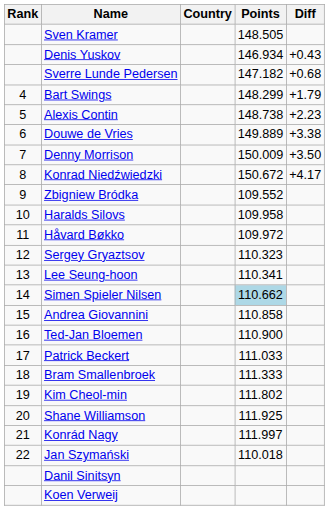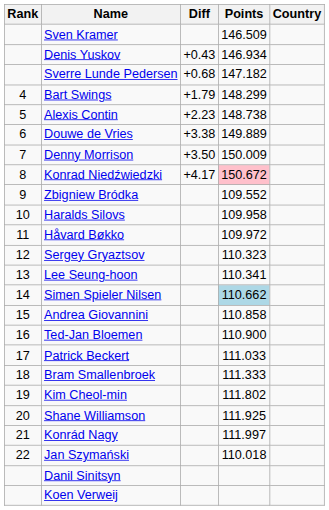columns swapped: (208, 14) <-> (305, 14)
(261, 34) 148.505 -> (244, 34) 146.509
(261, 174) no background -> (244, 174) pink background
